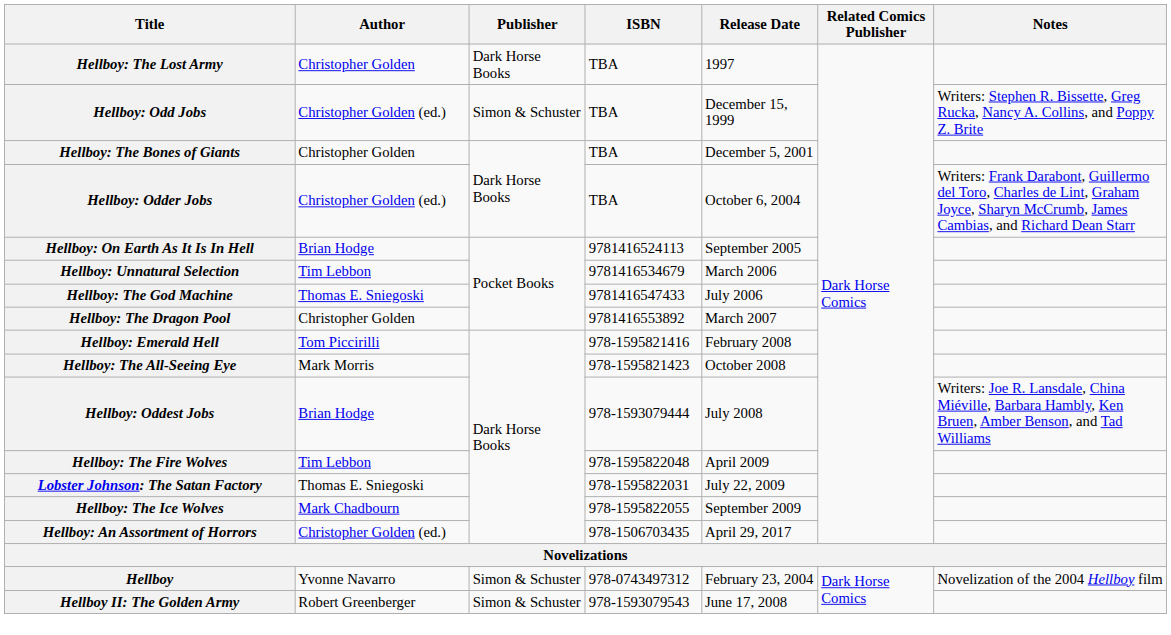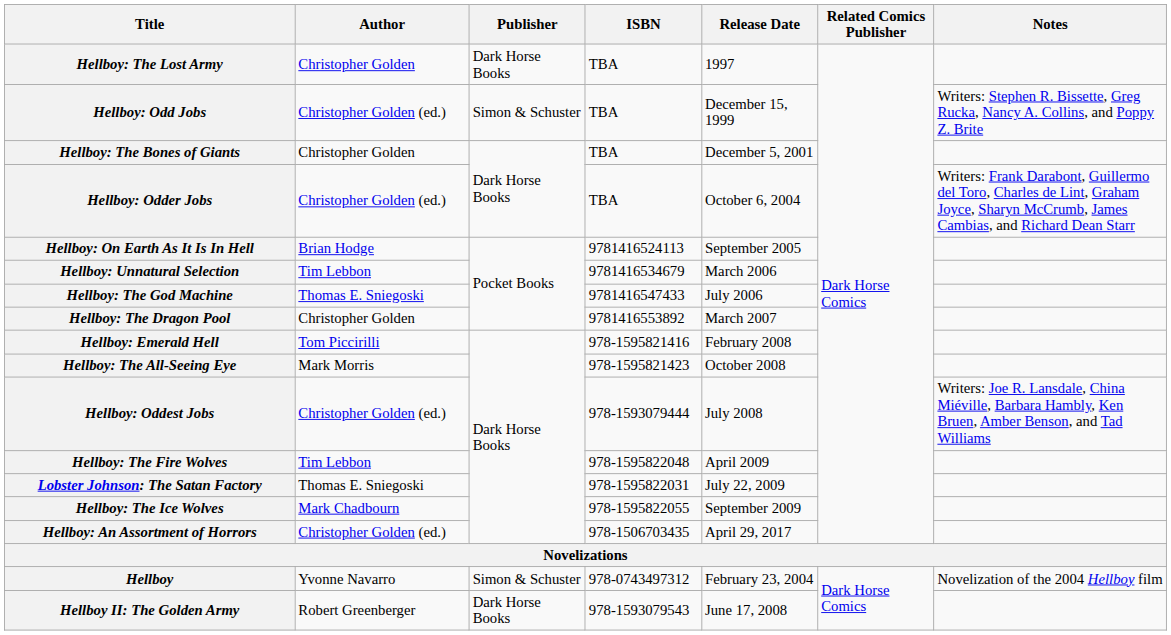(336, 413) Brian Hodge -> (372, 413) Christopher Golden (ed.)
(527, 601) Simon & Schuster -> (507, 610) Dark Horse Books
